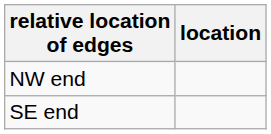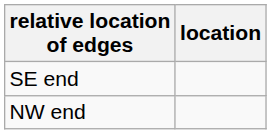rows swapped: (48, 78) <-> (44, 111)
